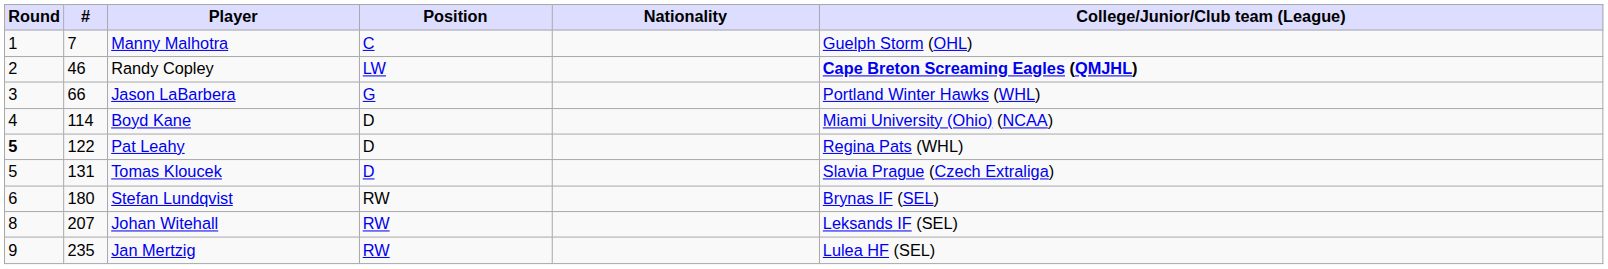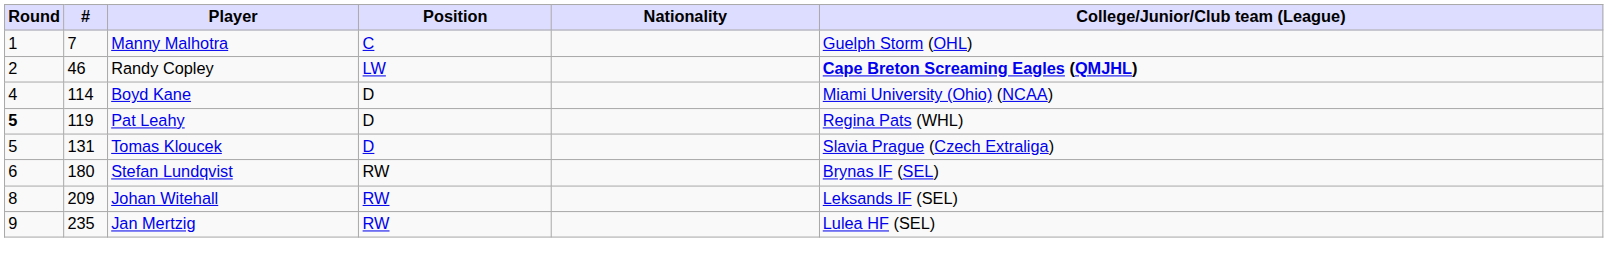- row: (173, 95)
(81, 146) 122 -> (80, 120) 119
(81, 224) 207 -> (81, 198) 209
